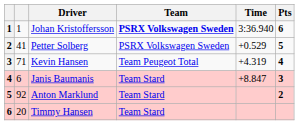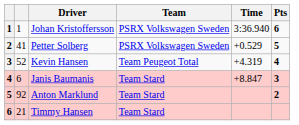(176, 29) bold -> (174, 29) normal
(21, 62) 71 -> (21, 62) 52
(21, 112) 20 -> (21, 112) 21
